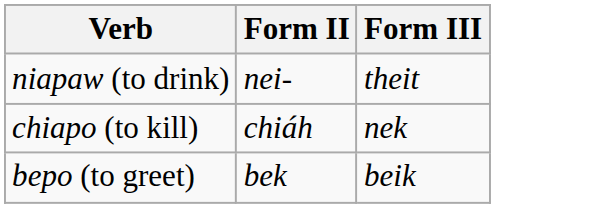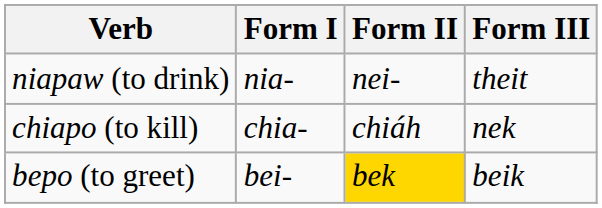+ column: (291, 29)
(265, 176) no background -> (374, 176) gold background
